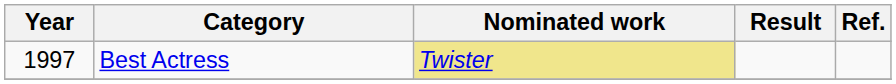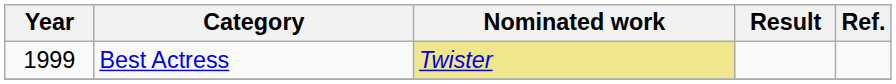(49, 60) 1997 -> (49, 60) 1999
